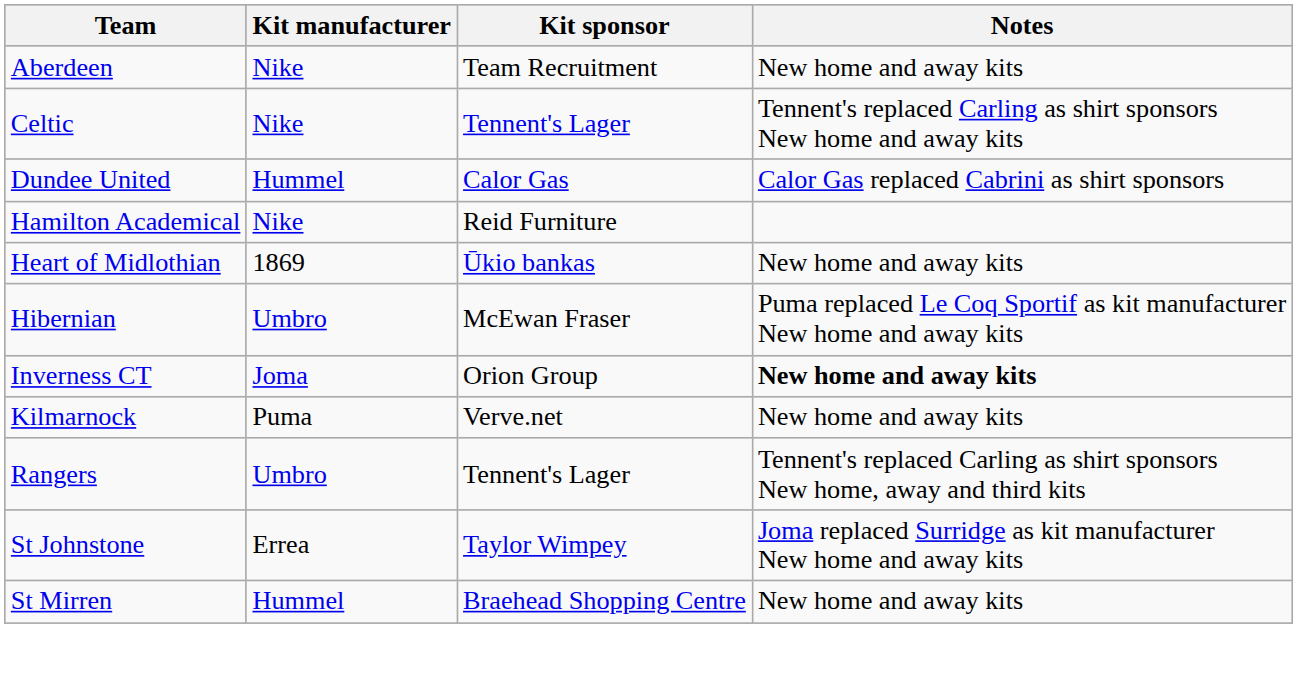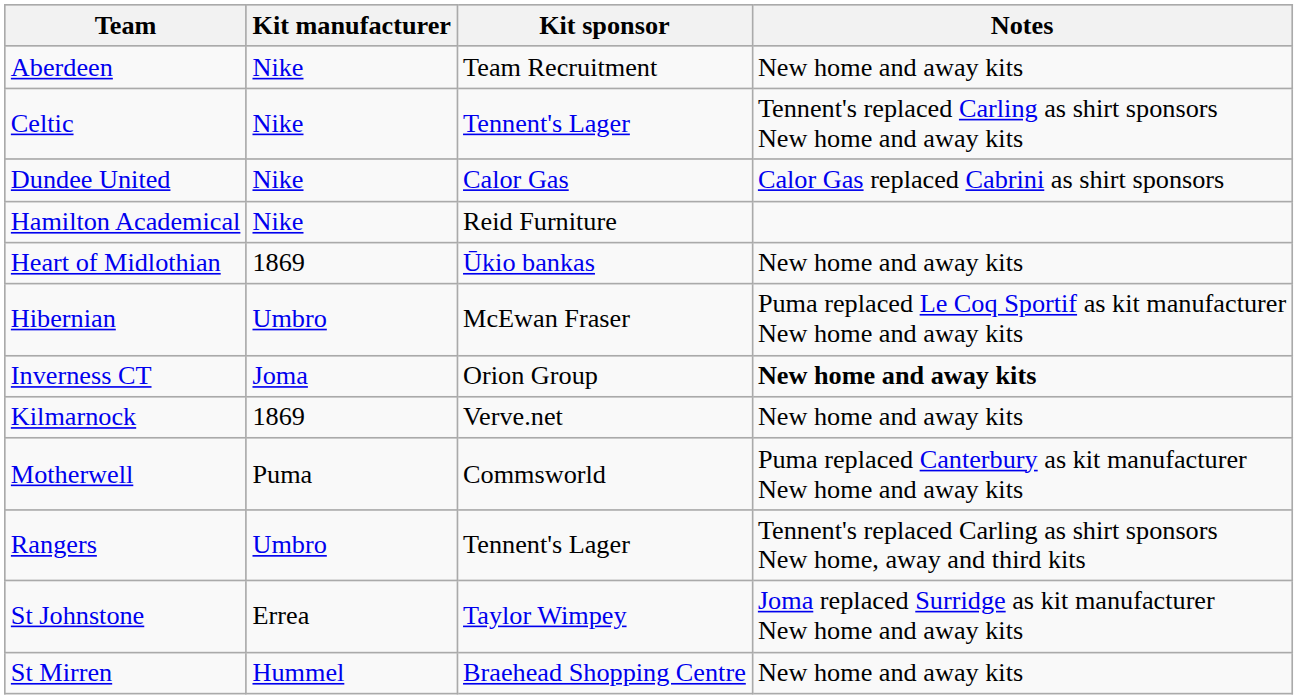(298, 179) Hummel -> (278, 179) Nike
(282, 417) Puma -> (279, 417) 1869
+ row: (72, 473)
